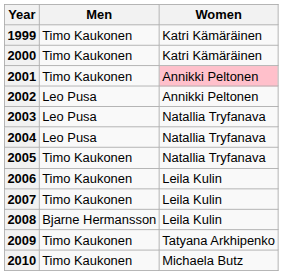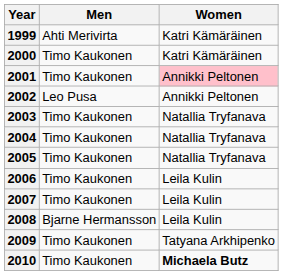(87, 35) Timo Kaukonen -> (80, 35) Ahti Merivirta
(69, 117) Leo Pusa -> (87, 117) Timo Kaukonen
(69, 138) Leo Pusa -> (87, 138) Timo Kaukonen
(203, 260) normal -> (205, 260) bold
